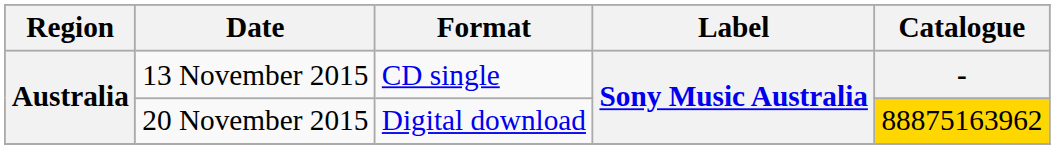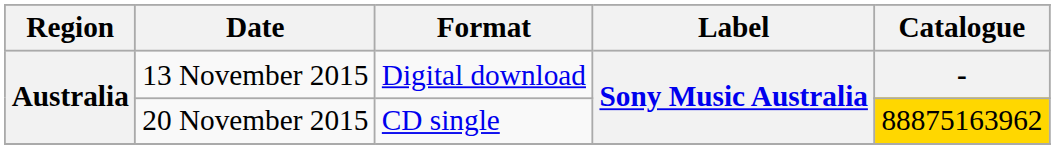(441, 74) CD single -> (484, 74) Digital download
(484, 120) Digital download -> (441, 120) CD single
